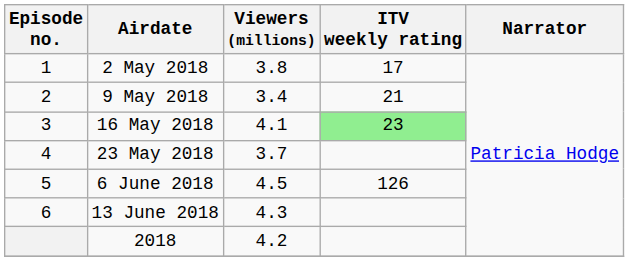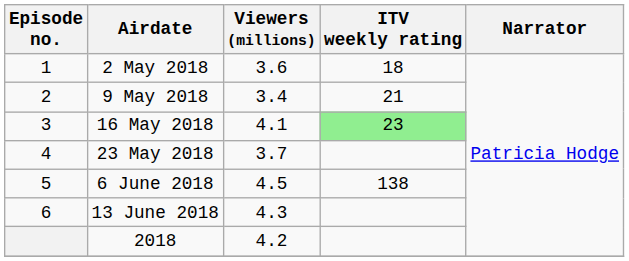(271, 68) 3.8 -> (271, 68) 3.6
(393, 68) 17 -> (393, 68) 18
(393, 184) 126 -> (393, 184) 138
